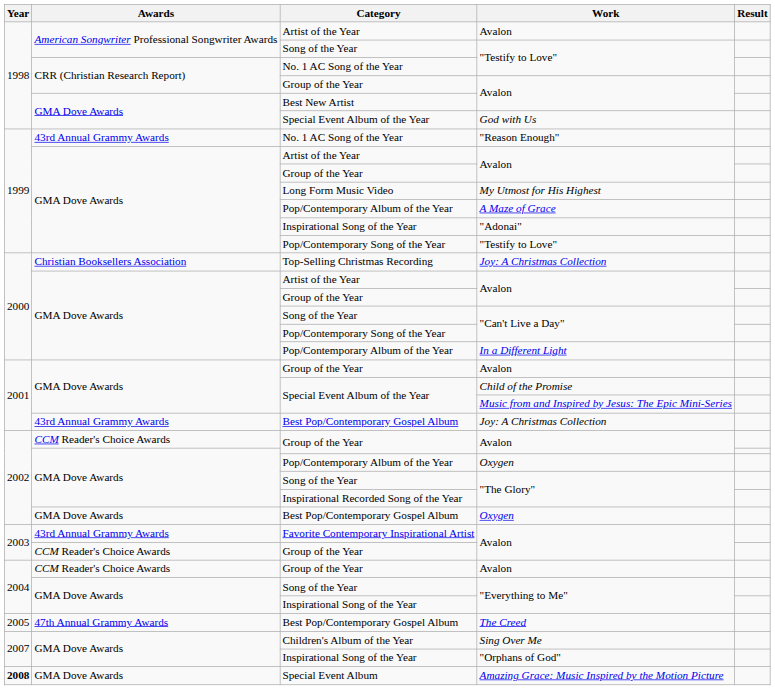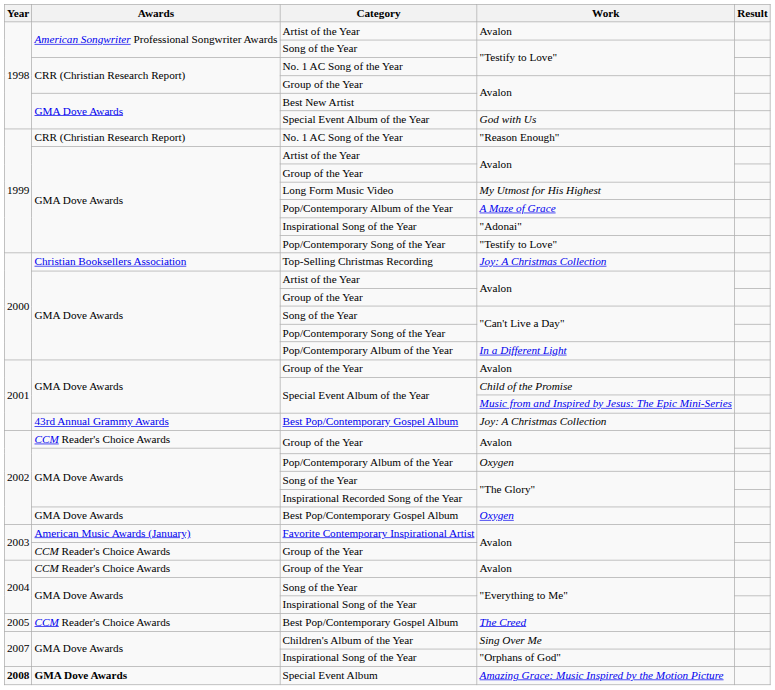(102, 137) 43rd Annual Grammy Awards -> (110, 137) CRR (Christian Research Report)
(102, 533) 43rd Annual Grammy Awards -> (113, 533) American Music Awards (January)
(101, 622) 47th Annual Grammy Awards -> (102, 622) CCM Reader's Choice Awards
(79, 675) normal -> (81, 675) bold
